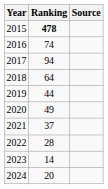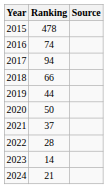(49, 29) bold -> (49, 29) normal
(49, 77) 64 -> (49, 77) 66
(49, 110) 49 -> (49, 110) 50
(49, 175) 20 -> (49, 175) 21
